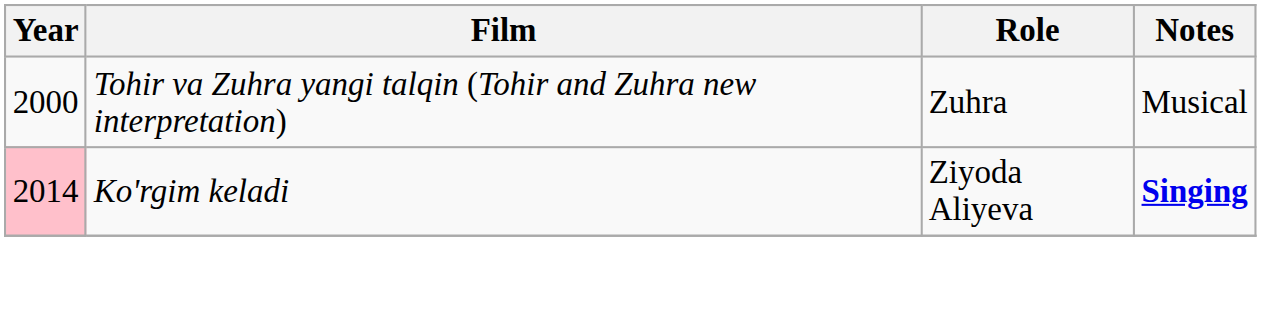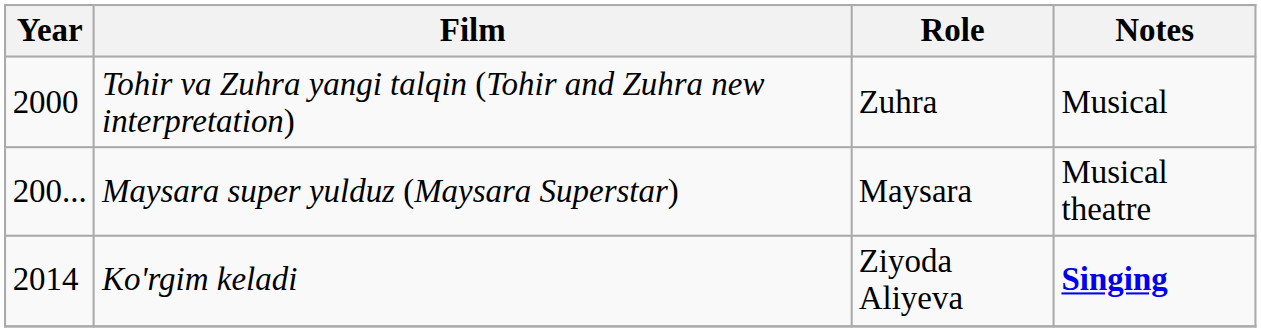+ row: (390, 190)
(46, 190) pink background -> (46, 280) no background
